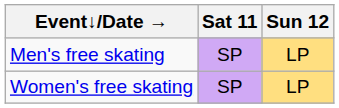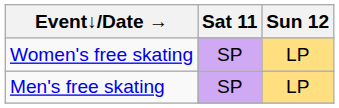rows swapped: (87, 54) <-> (102, 87)
